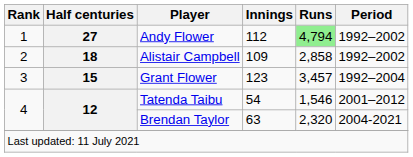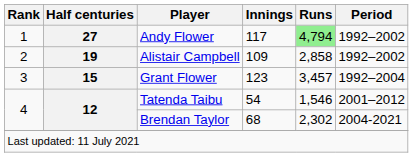(256, 36) 112 -> (256, 36) 117
(90, 57) 18 -> (90, 57) 19
(253, 120) 63 -> (253, 120) 68
(316, 120) 2,320 -> (316, 120) 2,302
